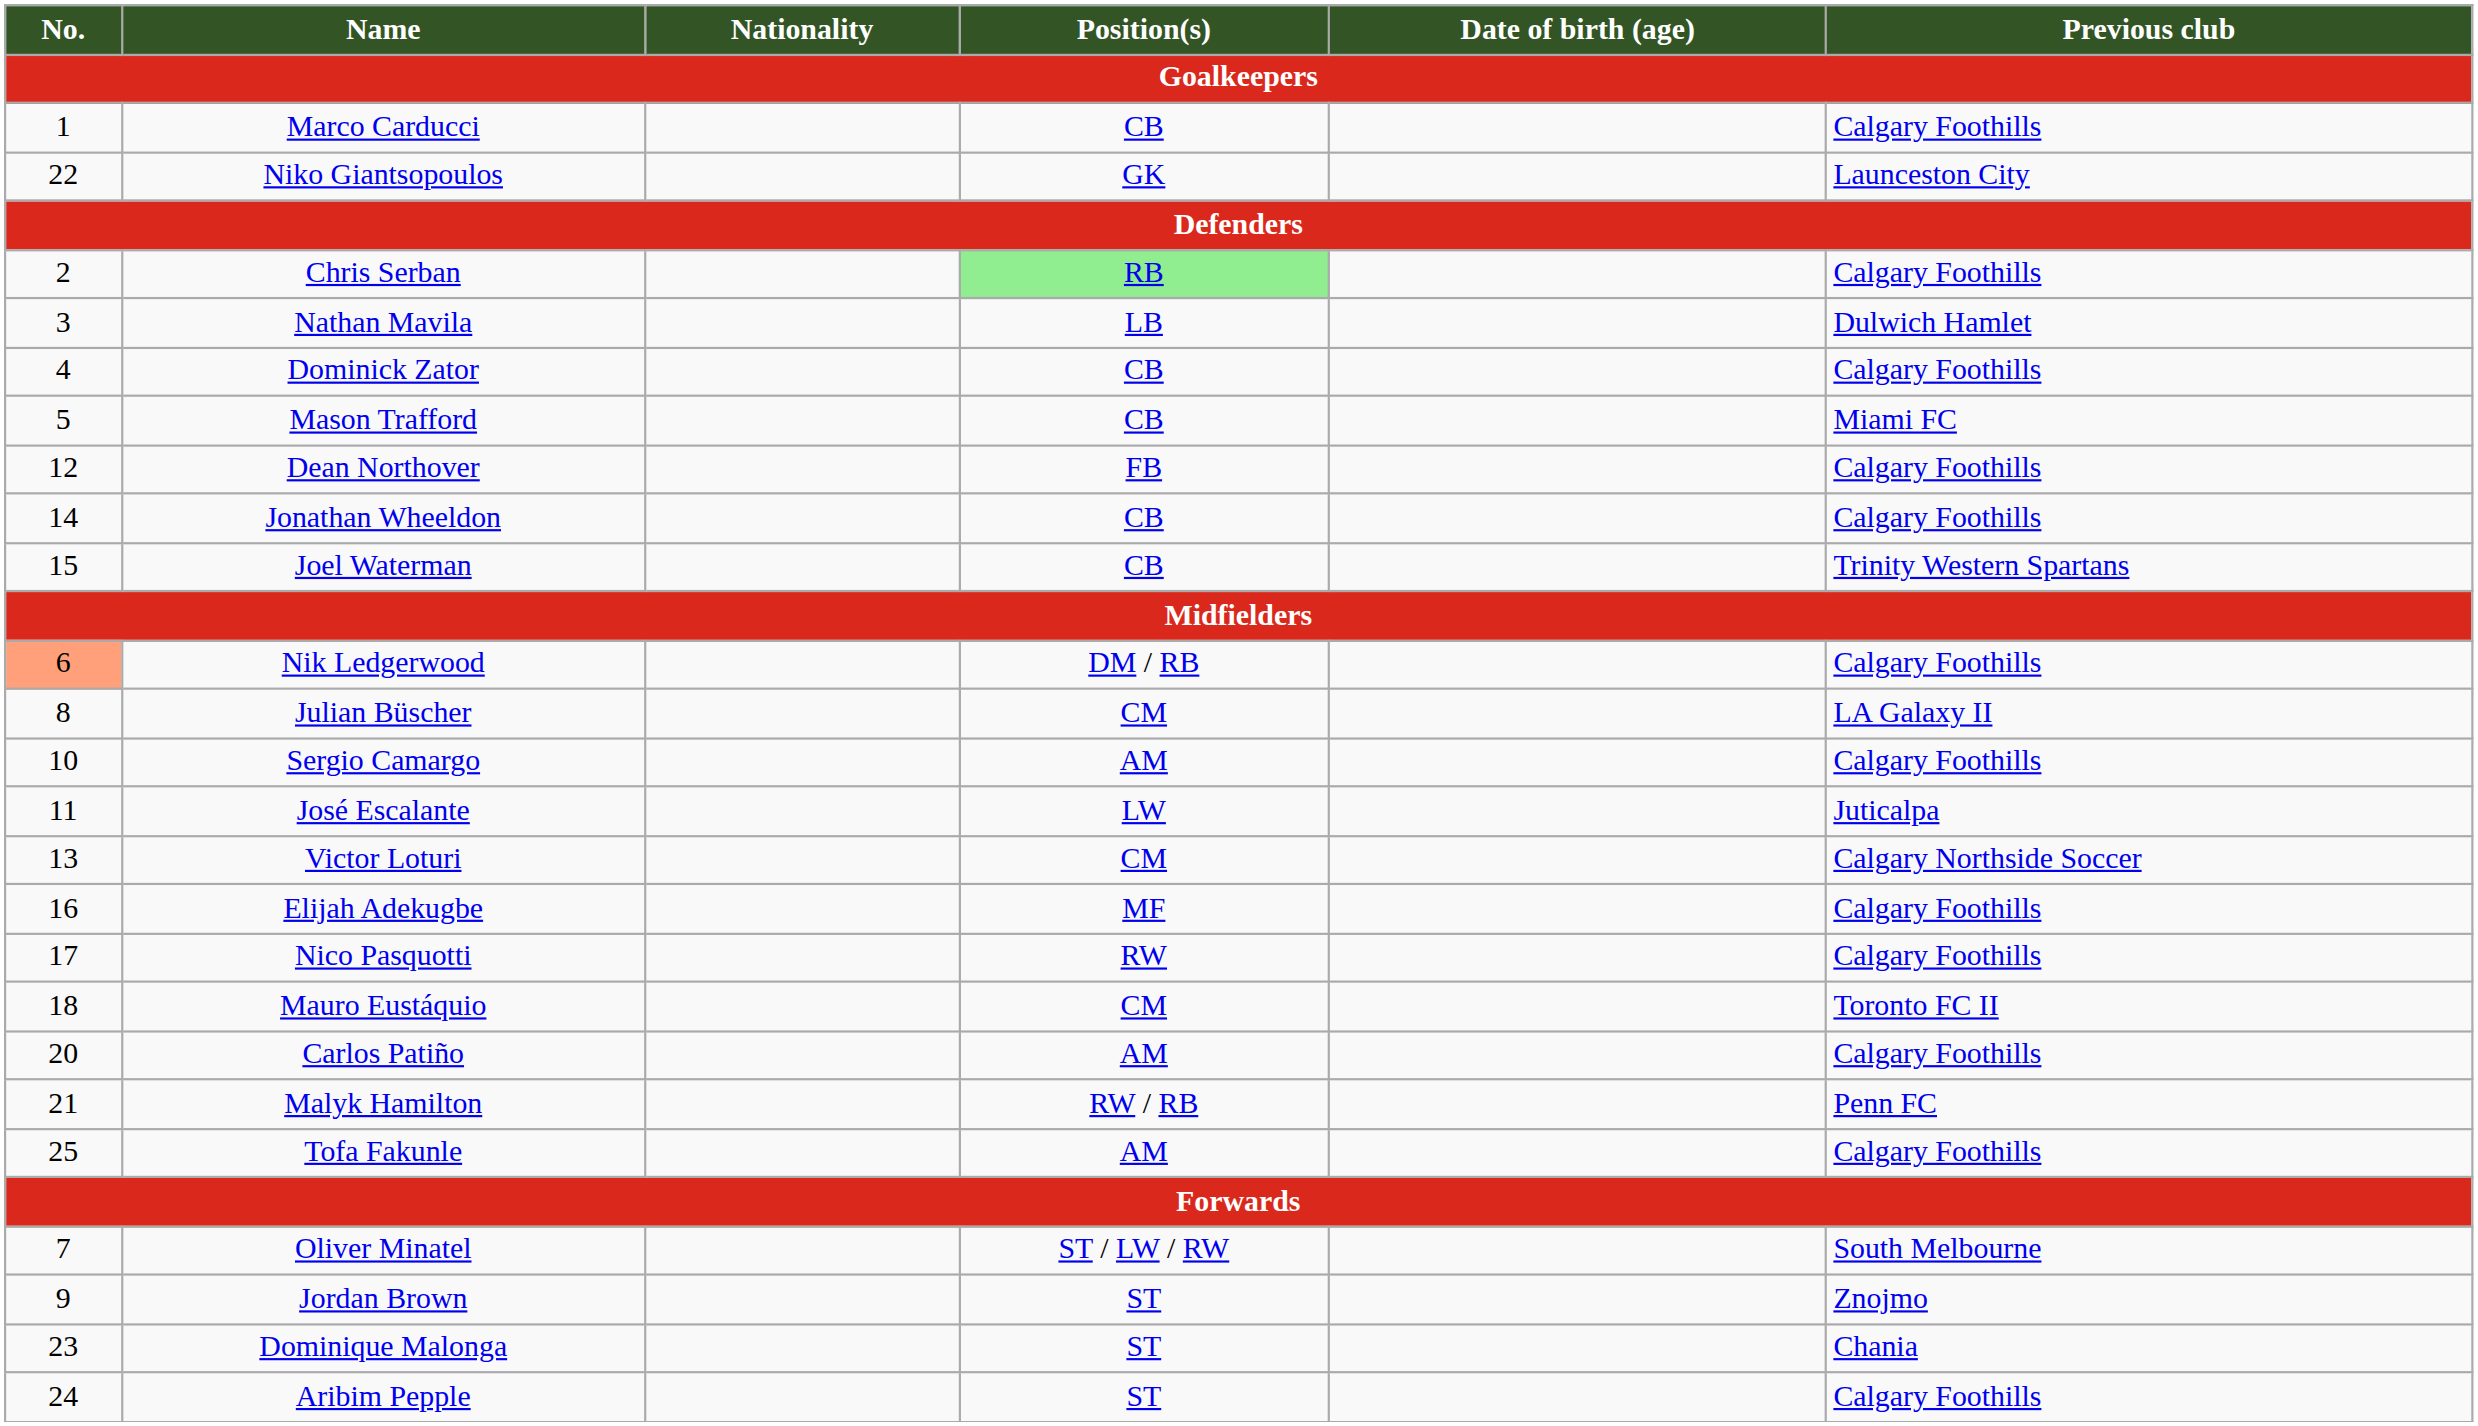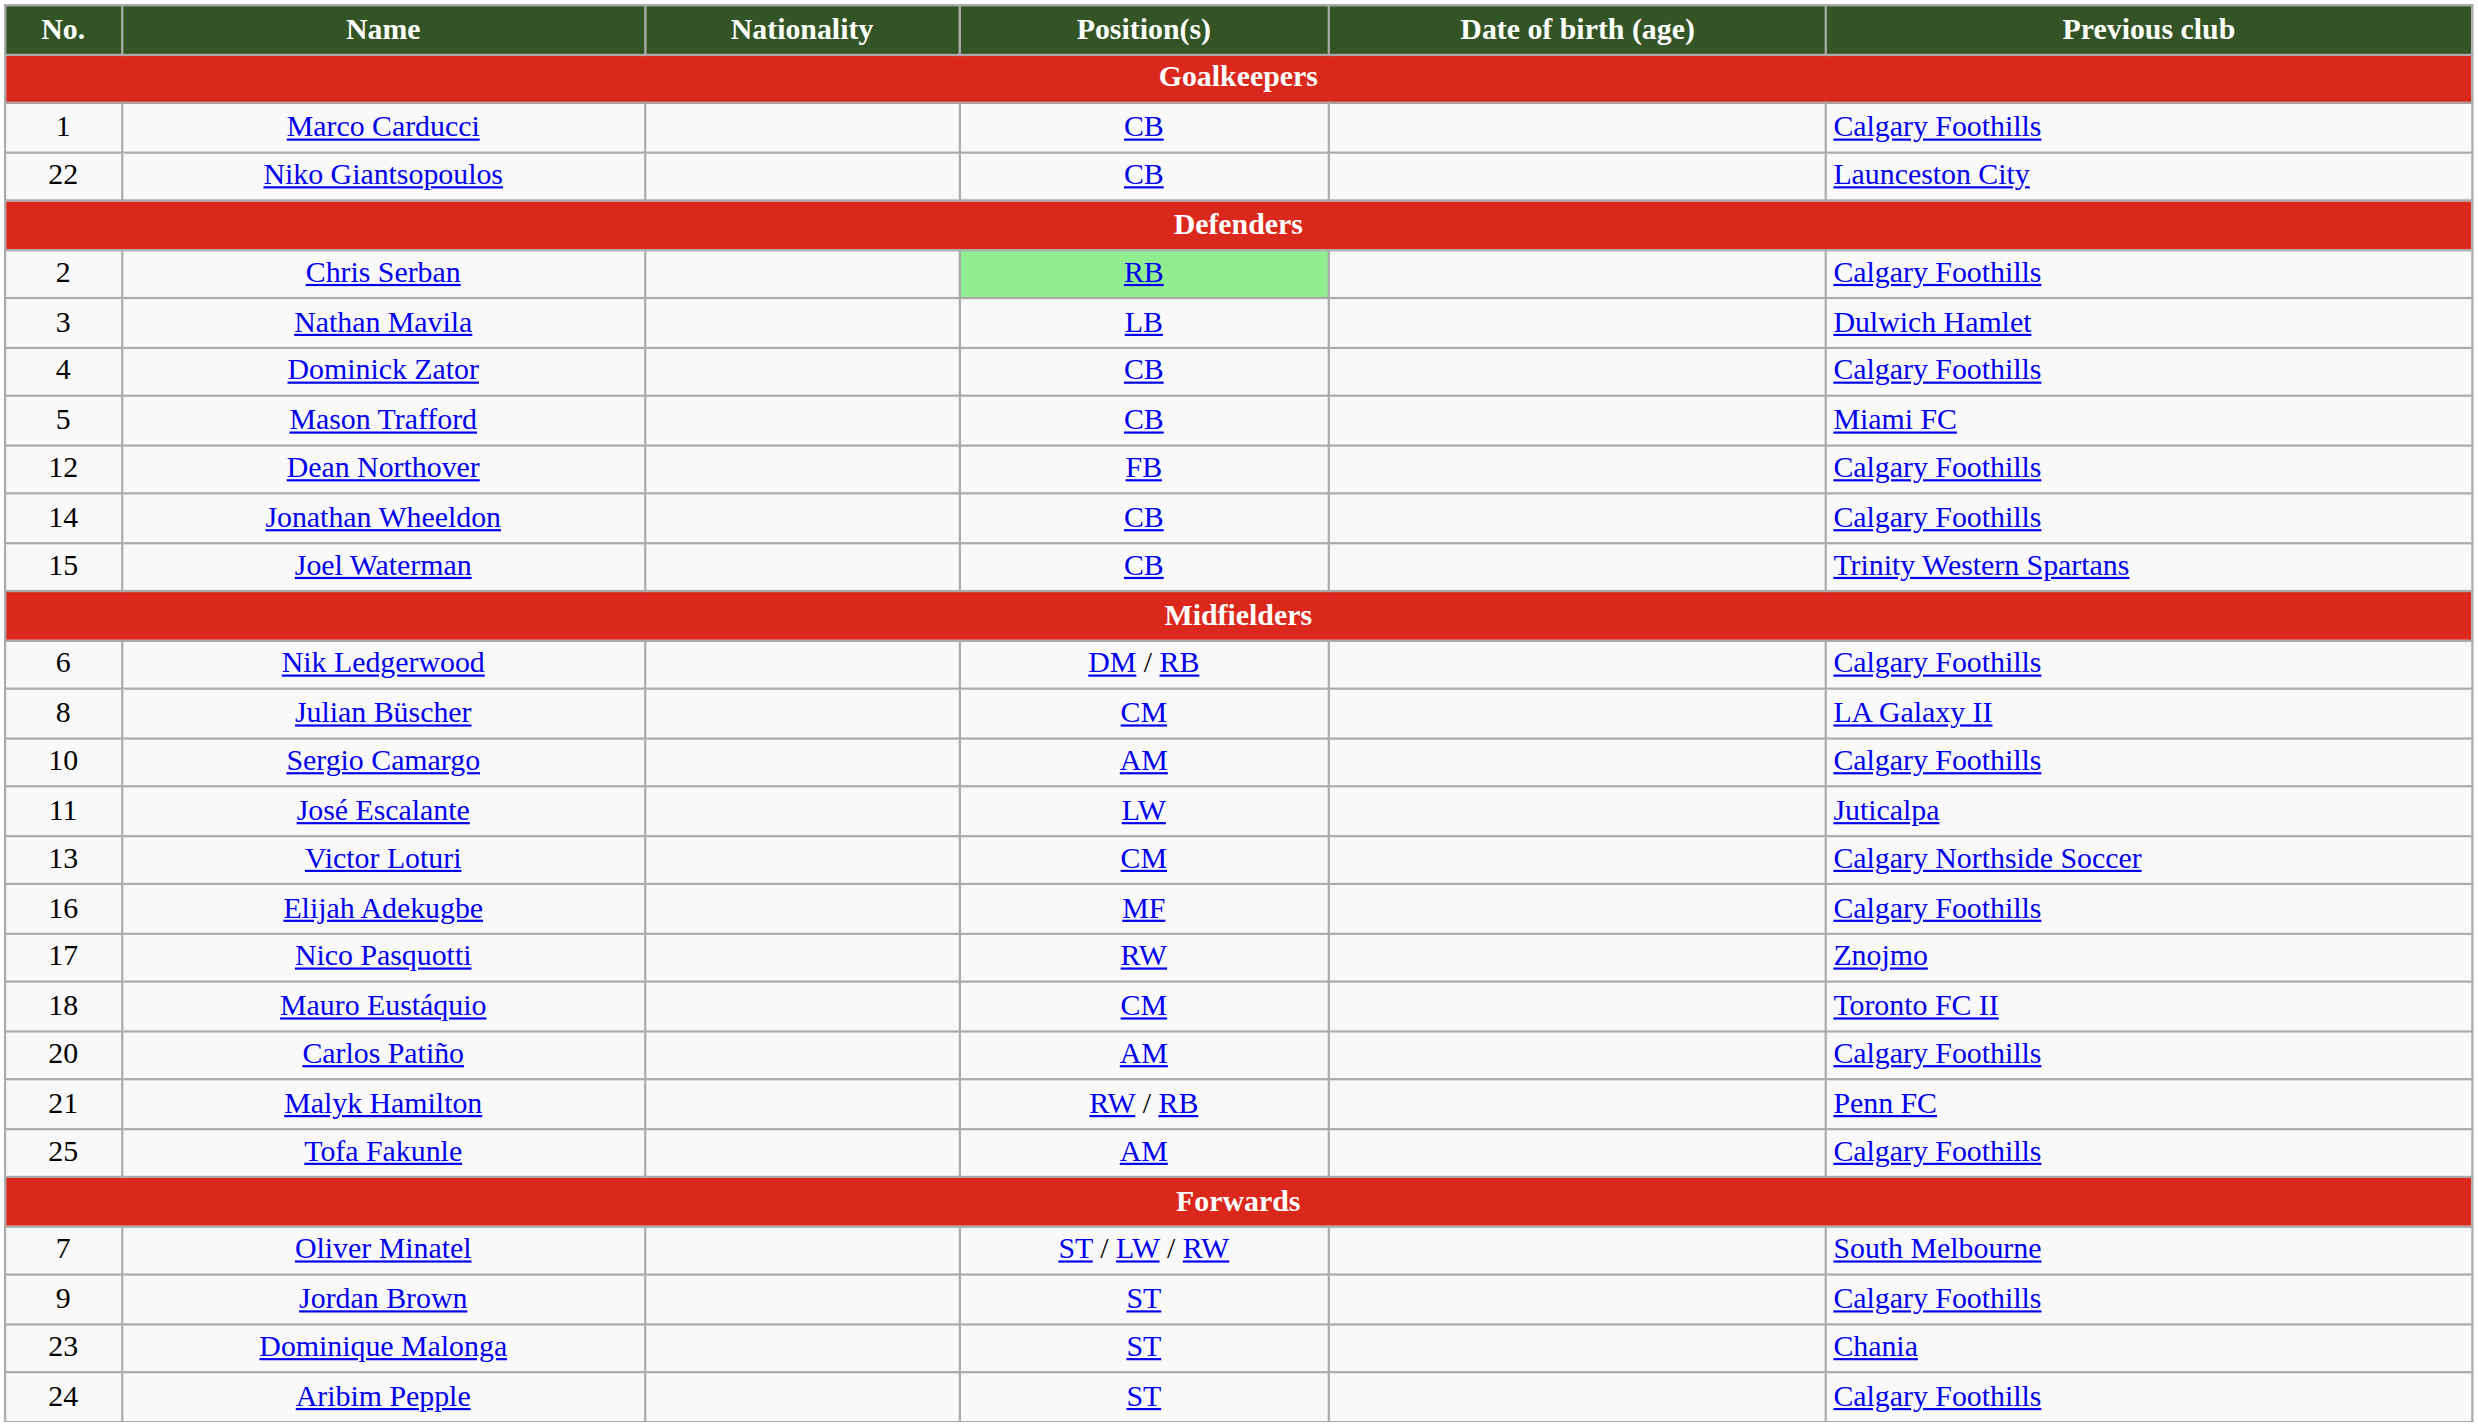(1144, 175) GK -> (1144, 175) CB
(63, 663) lightsalmon background -> (63, 663) no background
(1937, 956) Calgary Foothills -> (1881, 956) Znojmo
(1881, 1298) Znojmo -> (1937, 1298) Calgary Foothills
